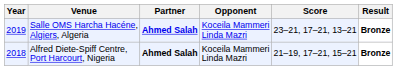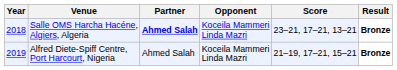(16, 30) 2019 -> (16, 30) 2018
(16, 54) 2018 -> (16, 54) 2019
(170, 54) bold -> (168, 54) normal
